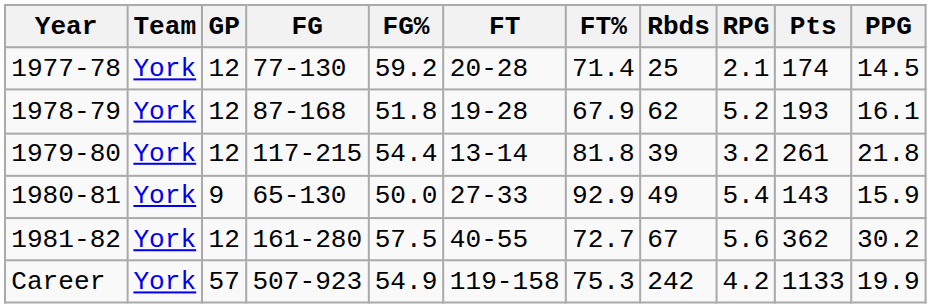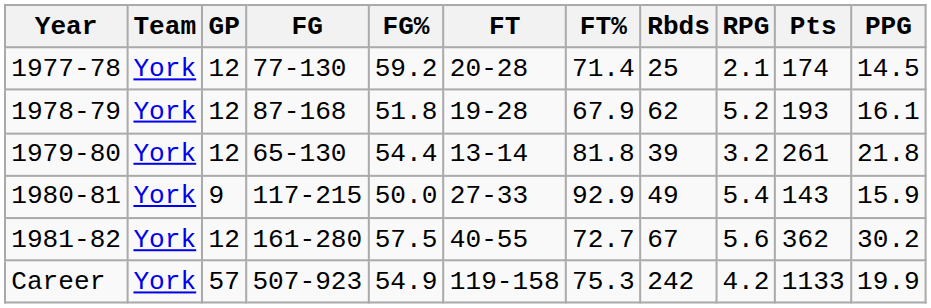(307, 154) 117-215 -> (299, 154) 65-130
(299, 197) 65-130 -> (307, 197) 117-215
